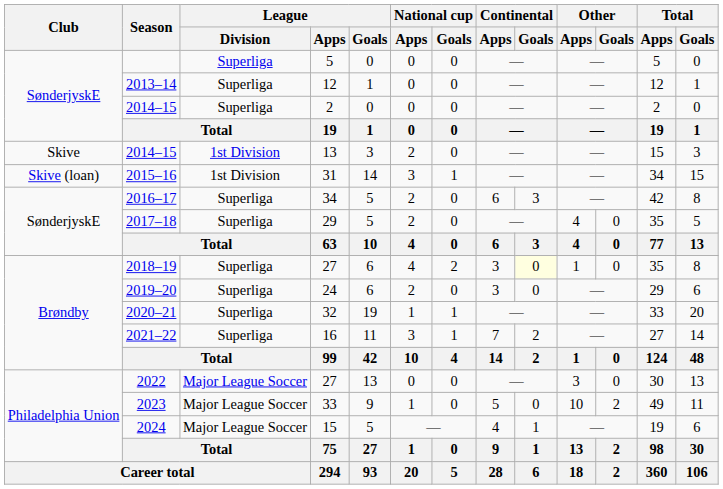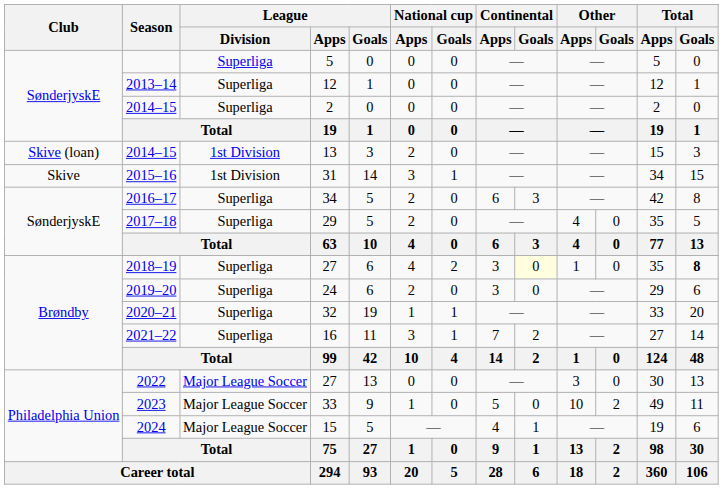(64, 152) Skive -> (64, 152) Skive (loan)
(64, 175) Skive (loan) -> (64, 175) Skive
(697, 267) normal -> (697, 267) bold
